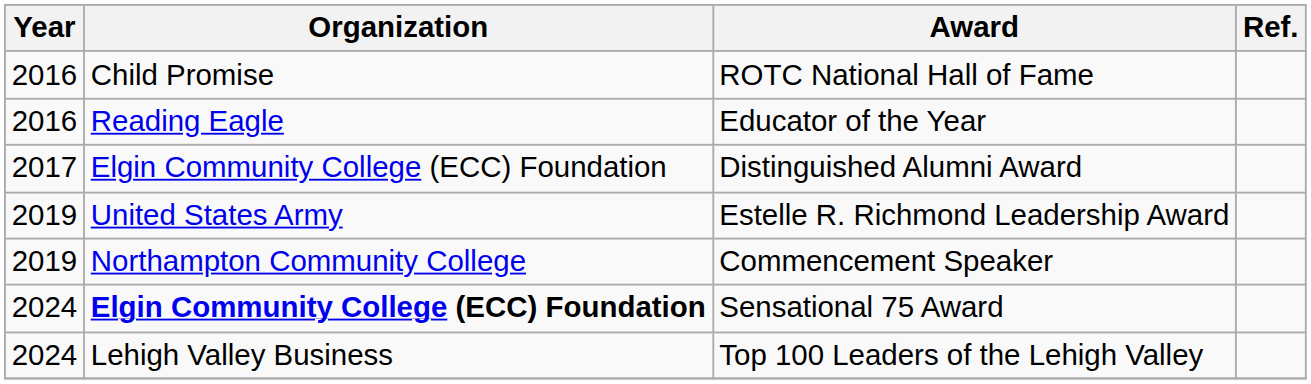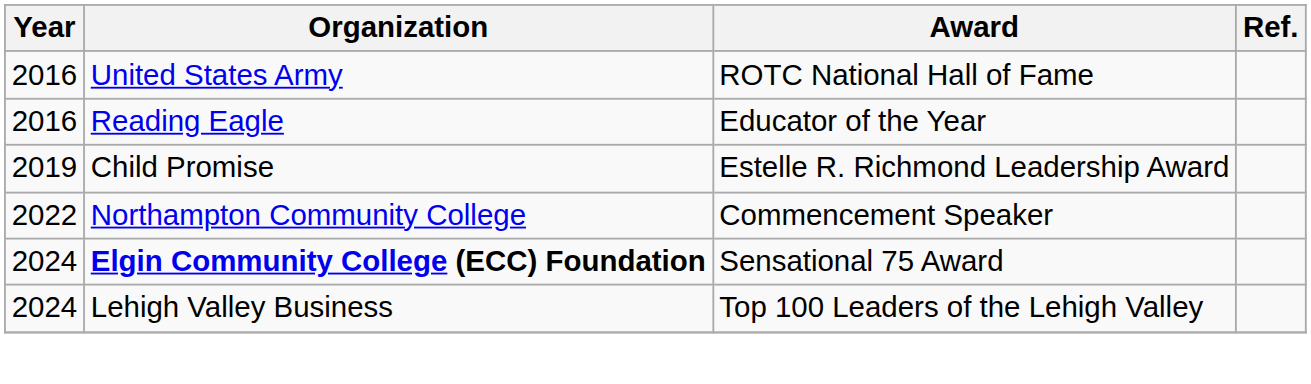(182, 74) Child Promise -> (217, 74) United States Army
- row: (901, 167)
(217, 214) United States Army -> (182, 167) Child Promise
(44, 261) 2019 -> (44, 214) 2022
